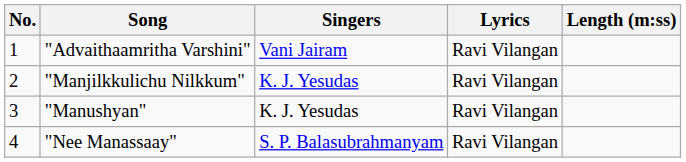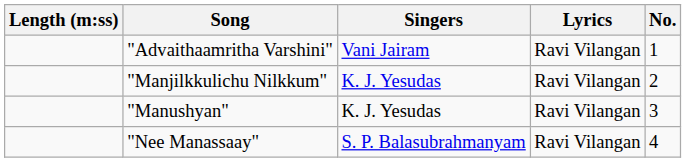columns swapped: (23, 19) <-> (622, 19)
